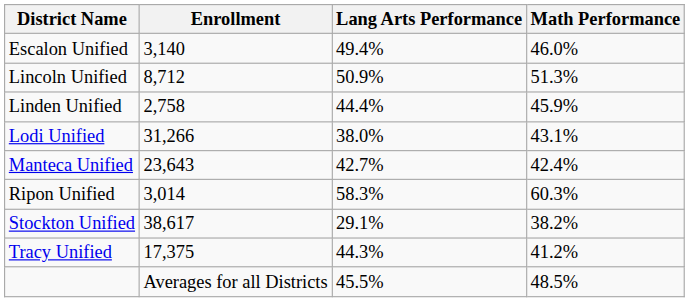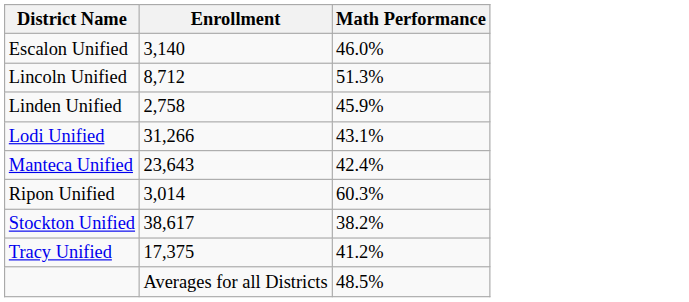- column: (429, 19)
